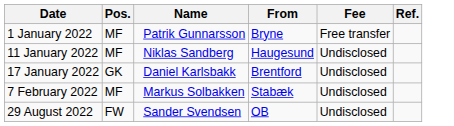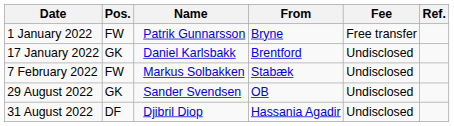(114, 33) MF -> (114, 33) FW
- row: (53, 53)
(114, 92) MF -> (114, 72) FW
(114, 111) FW -> (114, 92) GK
+ row: (50, 111)
